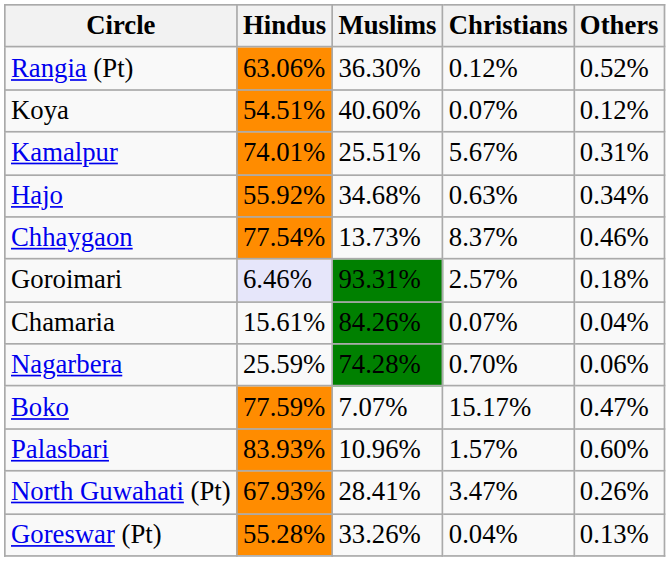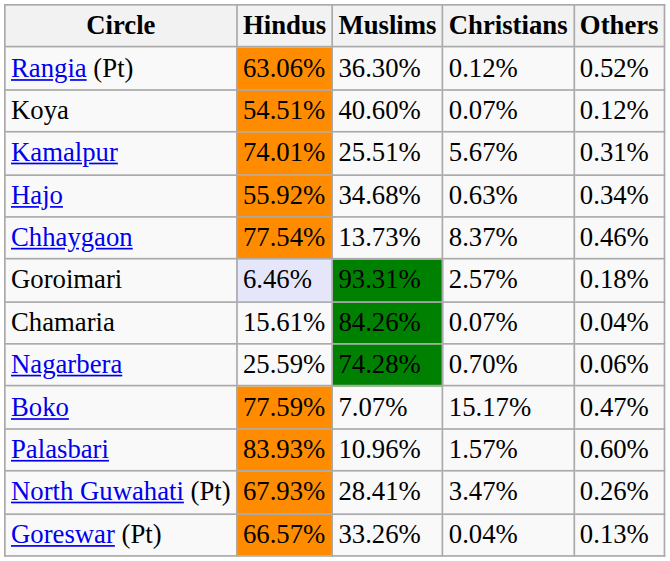(284, 534) 55.28% -> (284, 534) 66.57%
